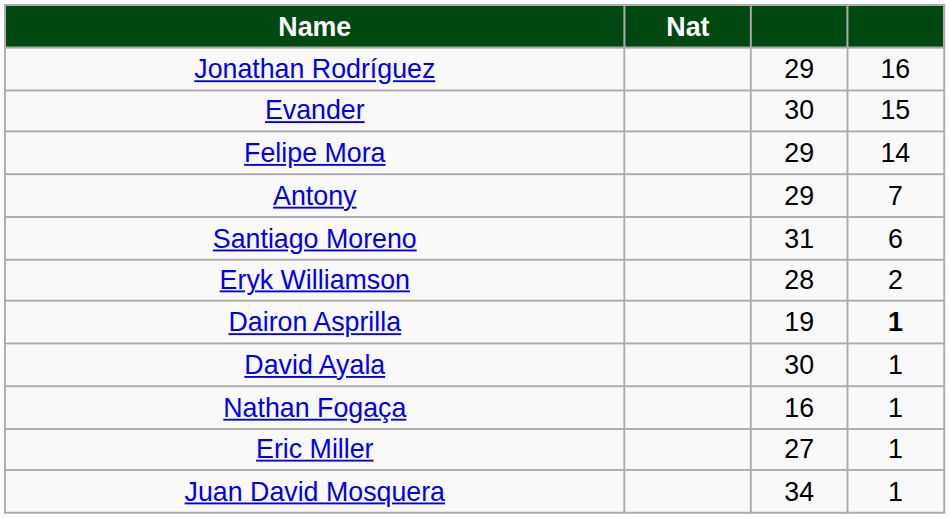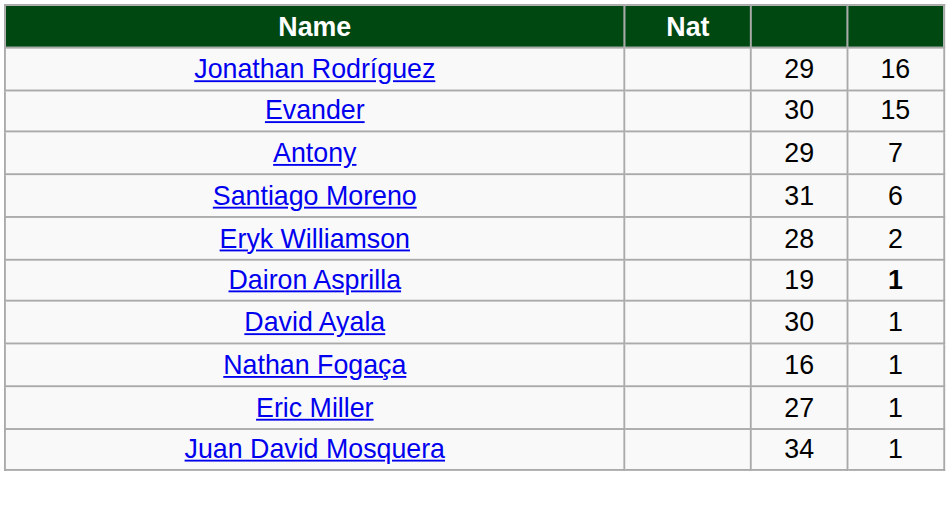- row: (315, 153)
